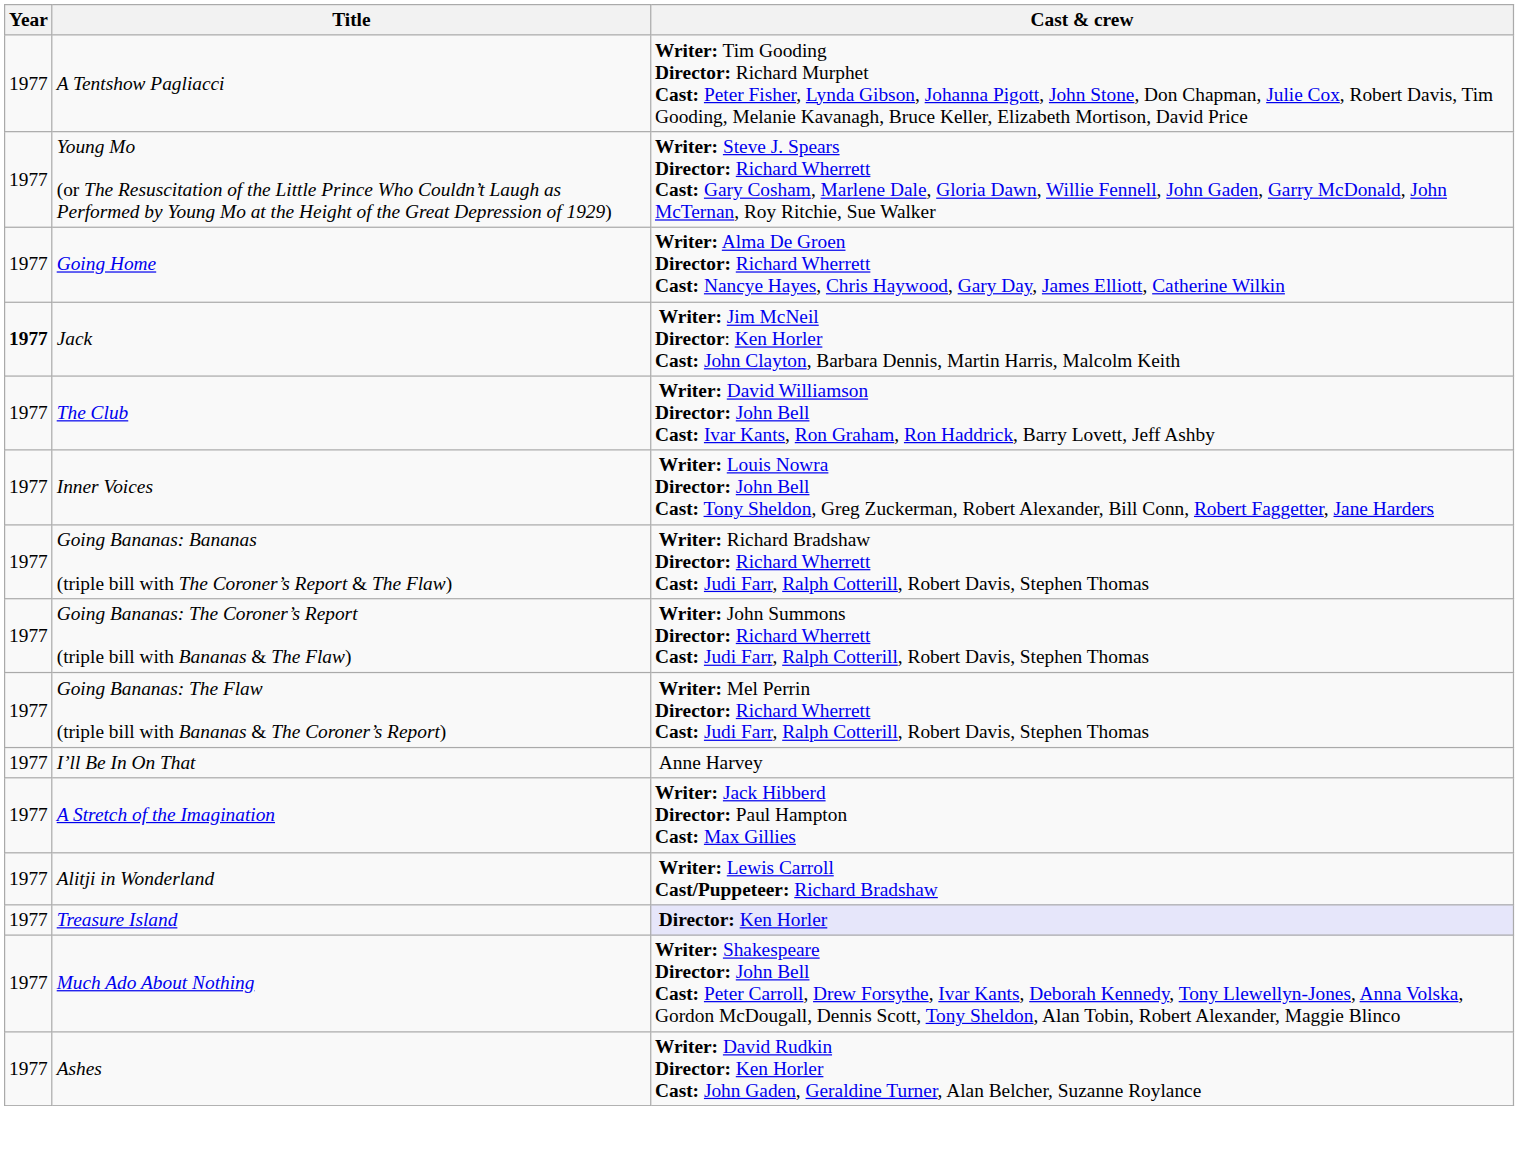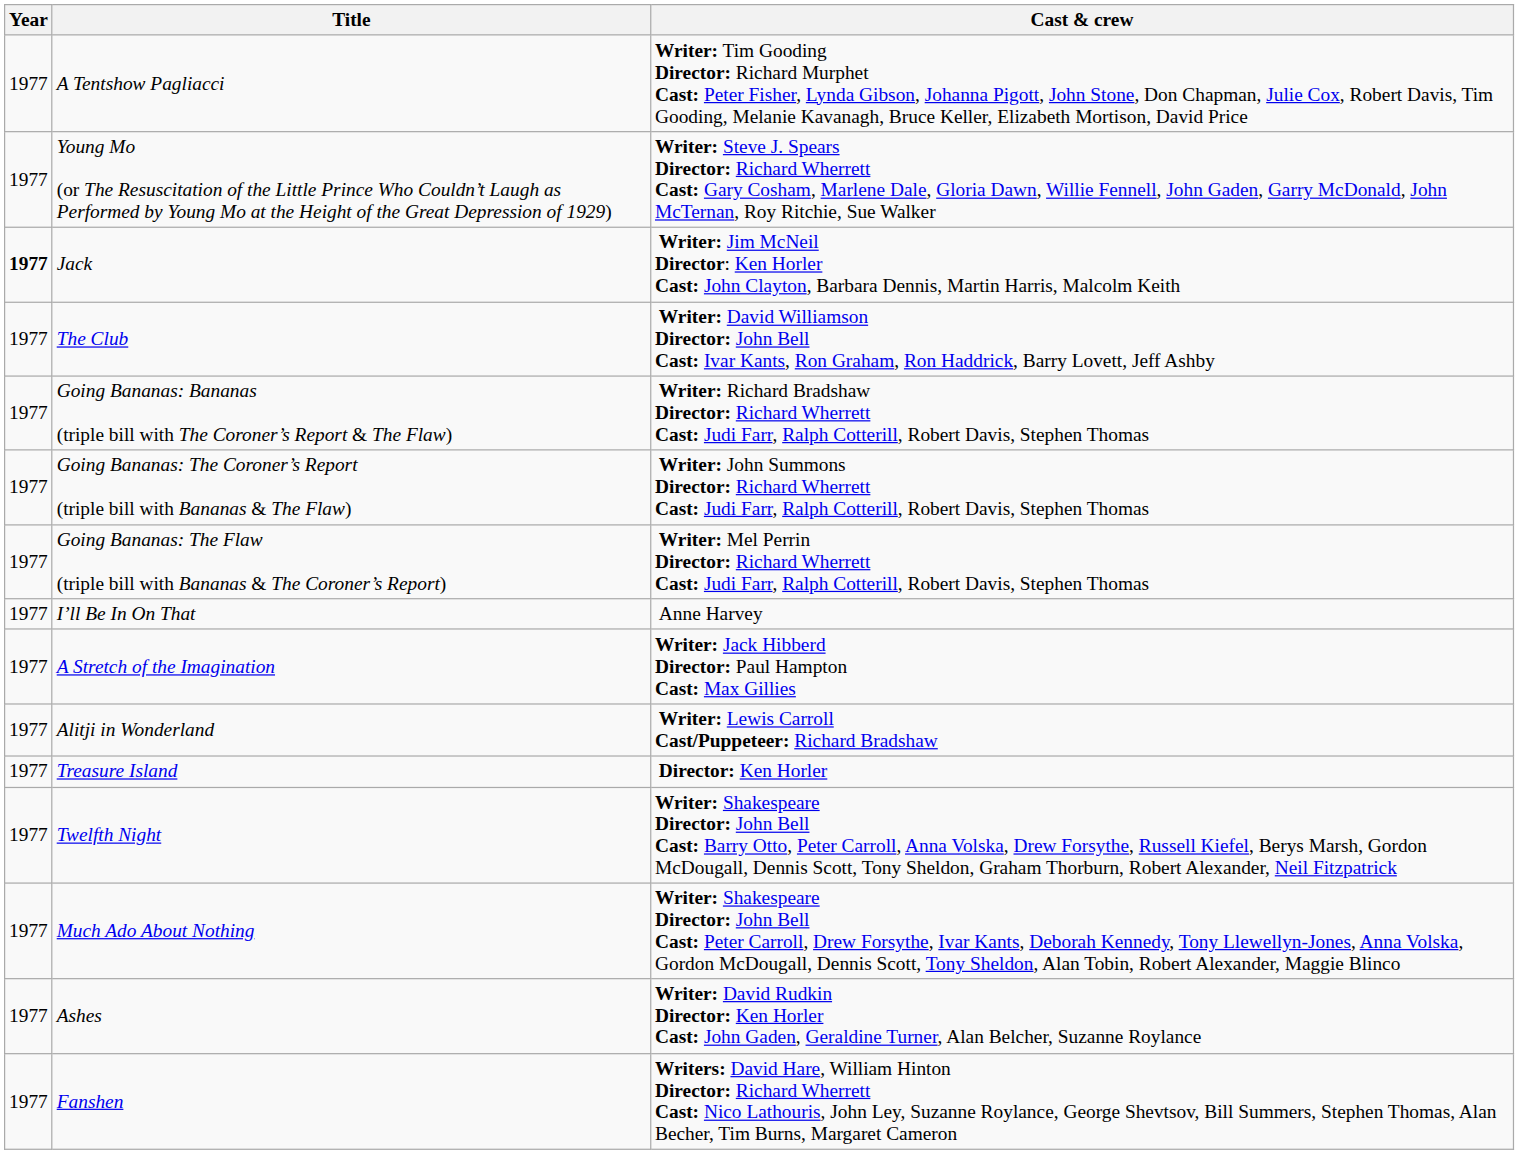- row: (106, 264)
- row: (107, 487)
(741, 919) lavender background -> (741, 771) no background
+ row: (109, 834)
+ row: (90, 1101)
